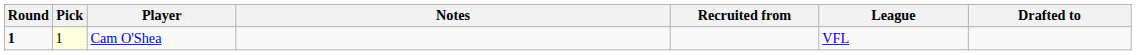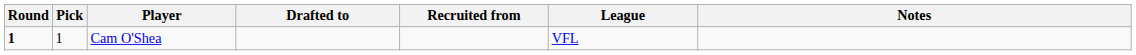columns swapped: (1049, 15) <-> (453, 15)
(59, 38) lightyellow background -> (59, 38) no background
